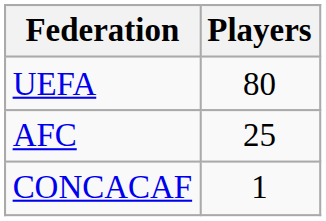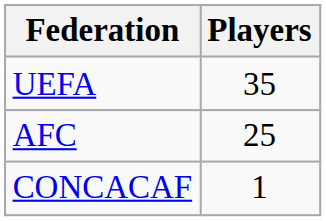(260, 82) 80 -> (260, 82) 35
